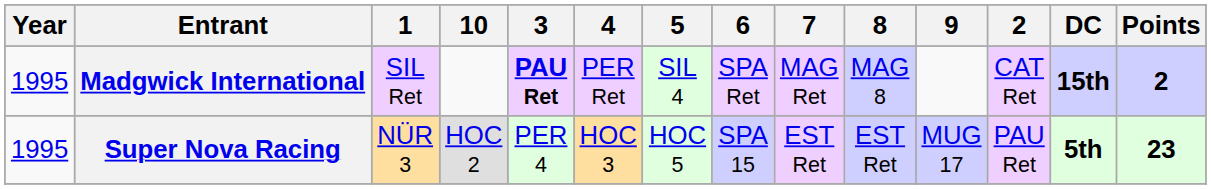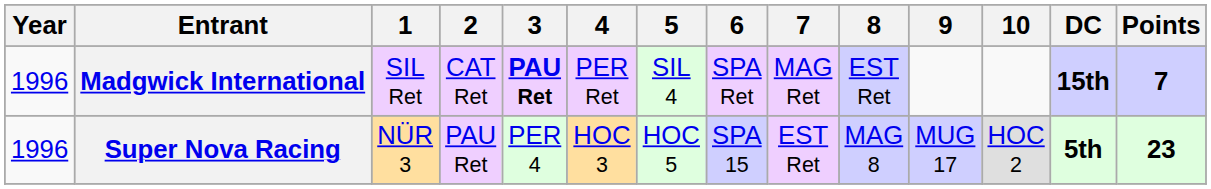columns swapped: (1019, 26) <-> (474, 26)
(40, 81) 1995 -> (40, 81) 1996
(880, 81) MAG 8 -> (874, 81) EST Ret
(1161, 81) 2 -> (1161, 81) 7
(40, 150) 1995 -> (40, 150) 1996
(880, 150) EST Ret -> (874, 150) MAG 8
